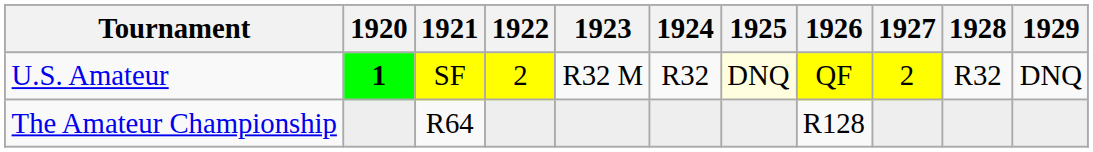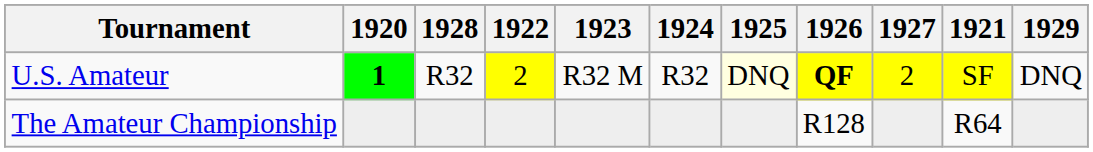columns swapped: (450, 28) <-> (978, 28)
(834, 75) normal -> (834, 75) bold
